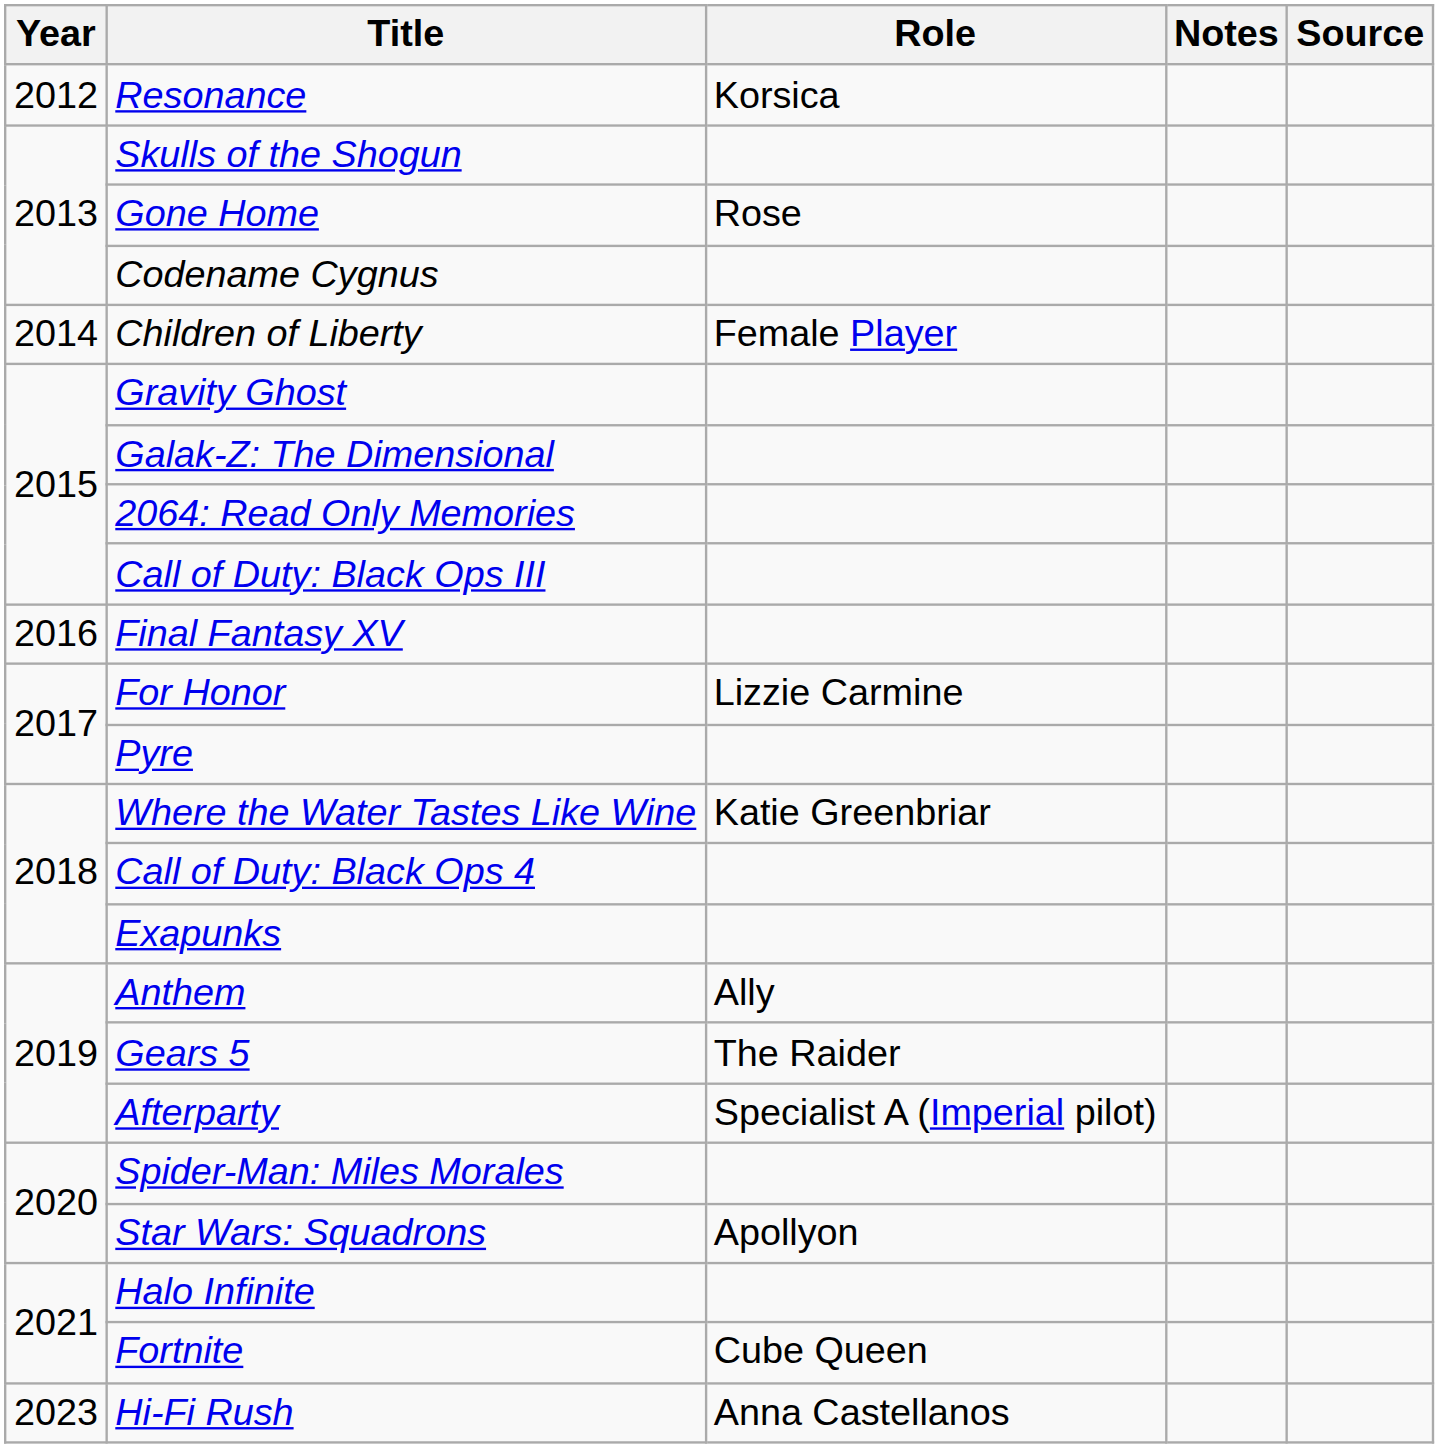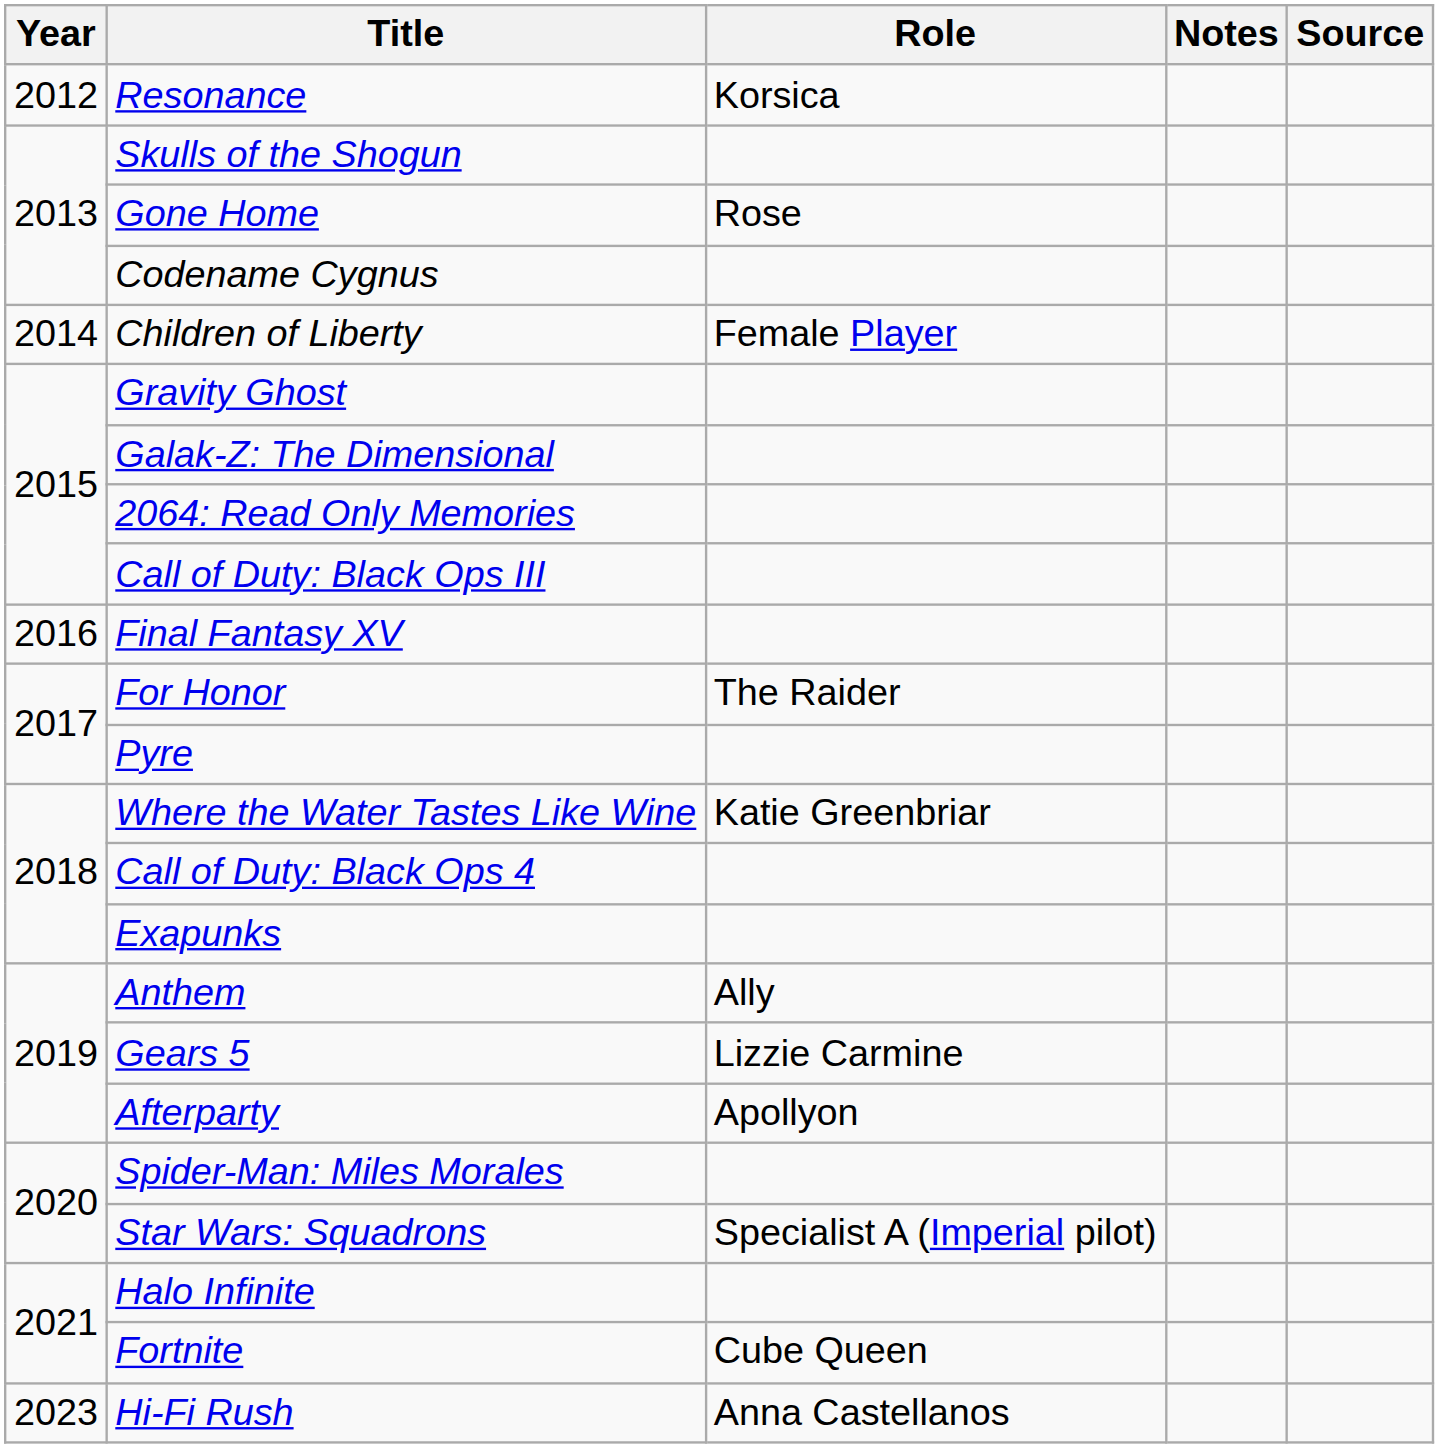(839, 693) Lizzie Carmine -> (807, 693) The Raider
(807, 1052) The Raider -> (839, 1052) Lizzie Carmine
(935, 1112) Specialist A (Imperial pilot) -> (786, 1112) Apollyon
(786, 1232) Apollyon -> (935, 1232) Specialist A (Imperial pilot)
